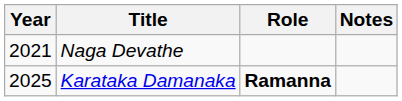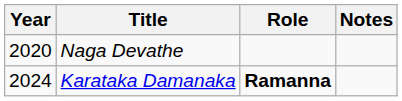(30, 50) 2021 -> (30, 50) 2020
(30, 80) 2025 -> (30, 80) 2024
